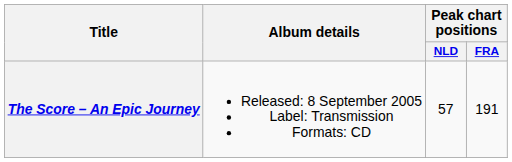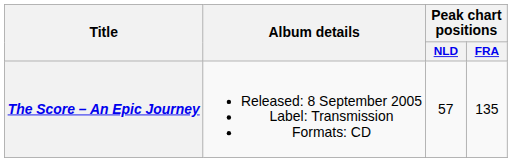(487, 109) 191 -> (487, 109) 135
